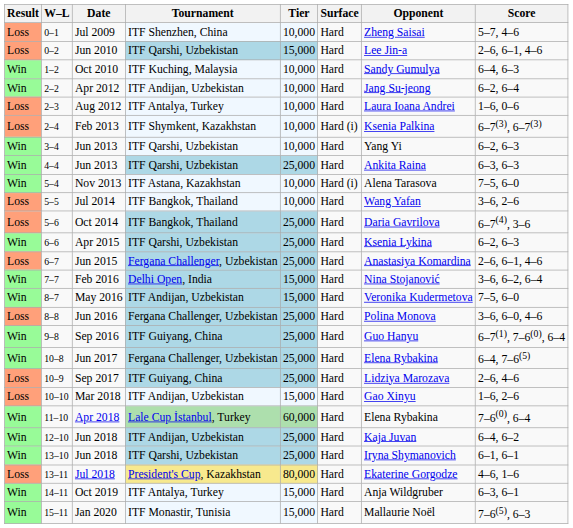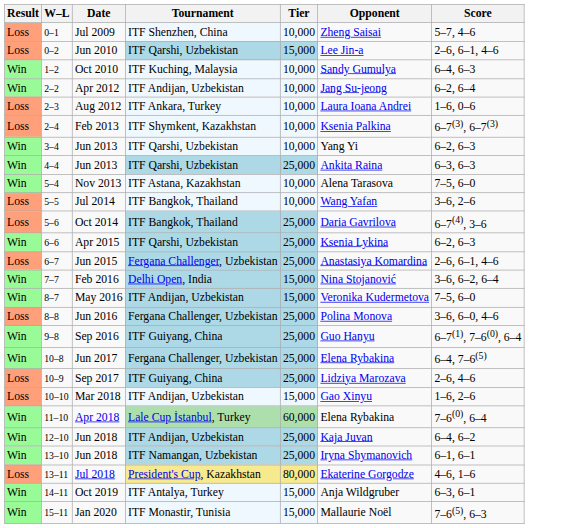- column: (340, 13)
(176, 106) ITF Antalya, Turkey -> (175, 106) ITF Ankara, Turkey
(183, 455) ITF Qarshi, Uzbekistan -> (193, 455) ITF Namangan, Uzbekistan
